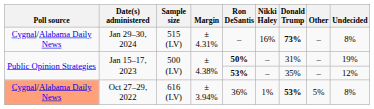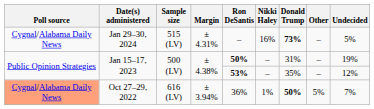(350, 40) 8% -> (350, 40) 5%
(293, 92) 53% -> (293, 92) 50%
(350, 92) 8% -> (350, 92) 7%
